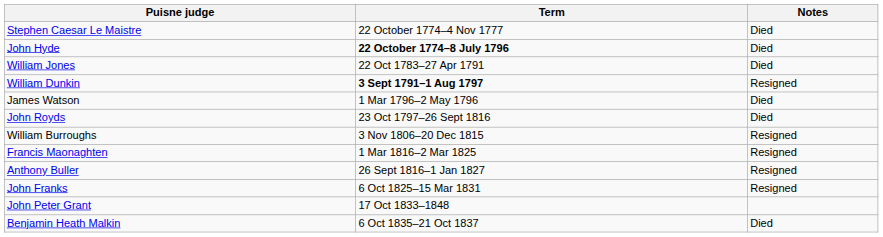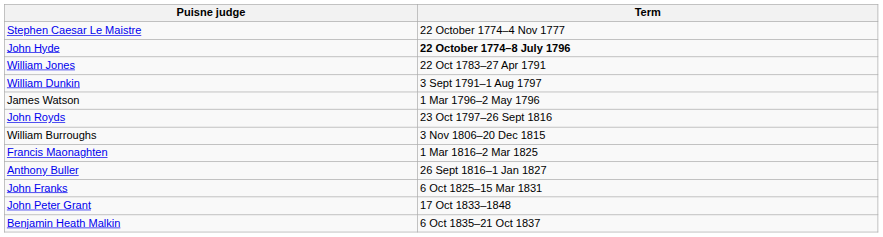- column: (813, 13)
(421, 83) bold -> (481, 83) normal
